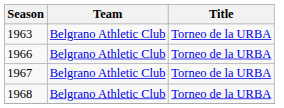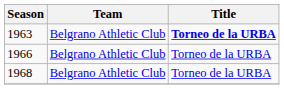(221, 34) normal -> (224, 34) bold
- row: (20, 73)
